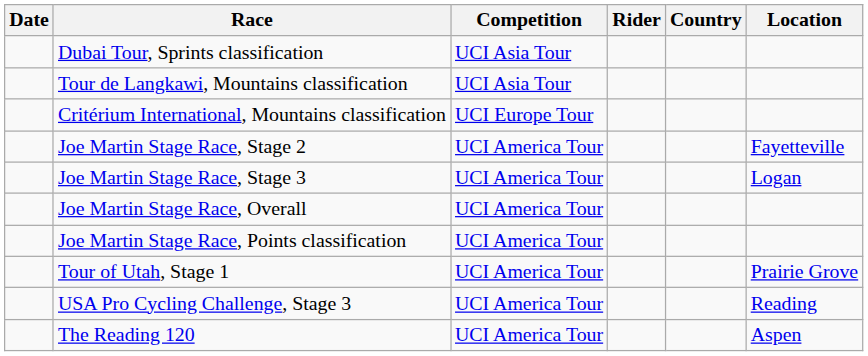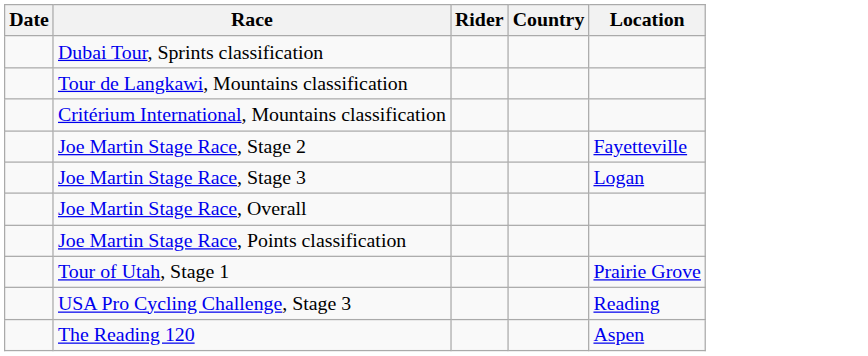- column: (529, 20)
